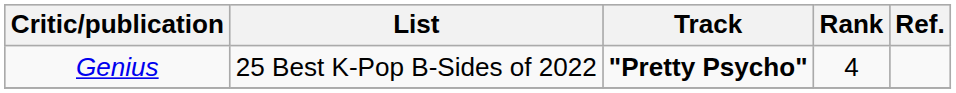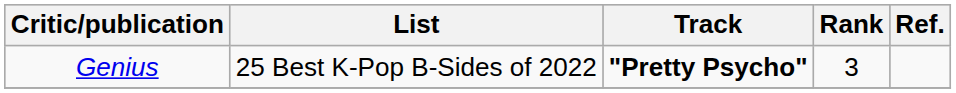(851, 66) 4 -> (851, 66) 3
